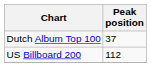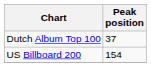(113, 54) 112 -> (114, 54) 154
